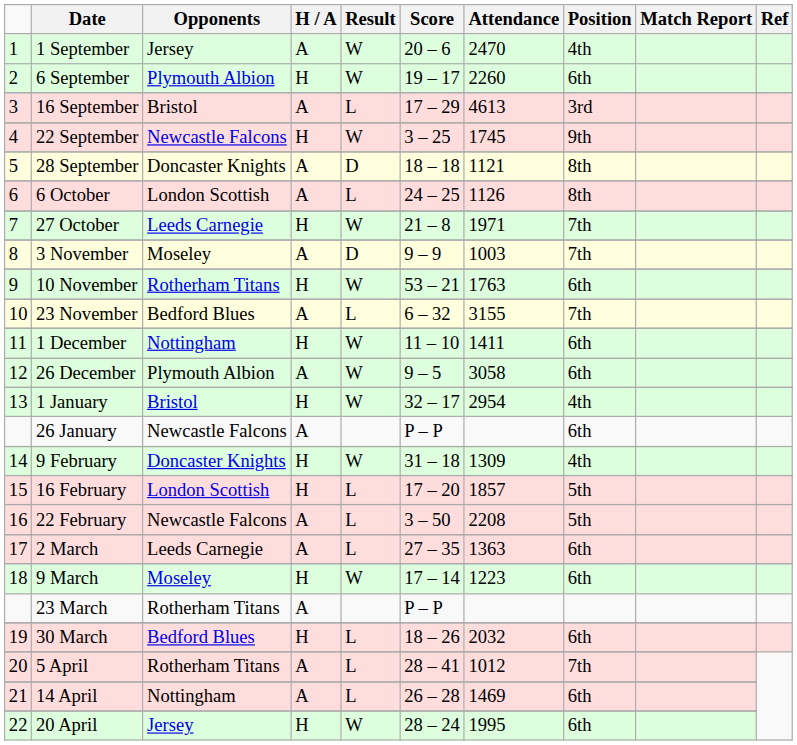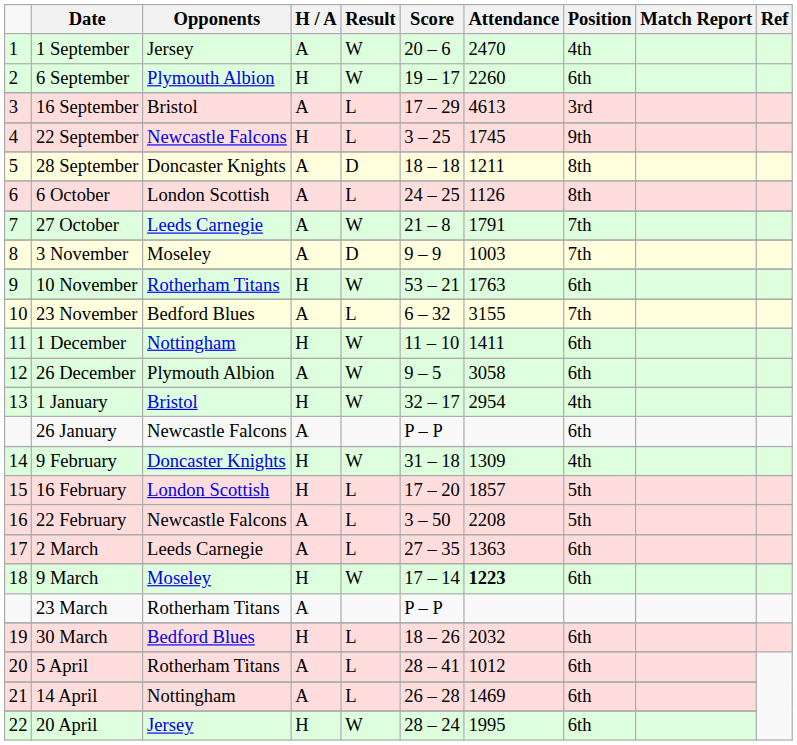(354, 136) W -> (351, 136) L
(487, 166) 1121 -> (487, 166) 1211
(302, 225) H -> (302, 225) A
(487, 225) 1971 -> (487, 225) 1791
(487, 578) normal -> (487, 578) bold
(580, 666) 7th -> (580, 666) 6th
